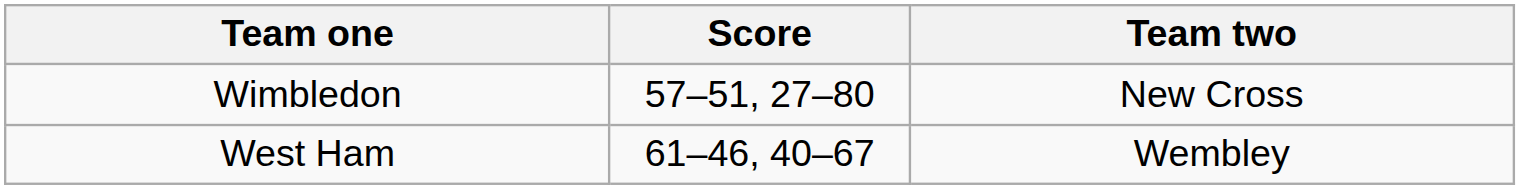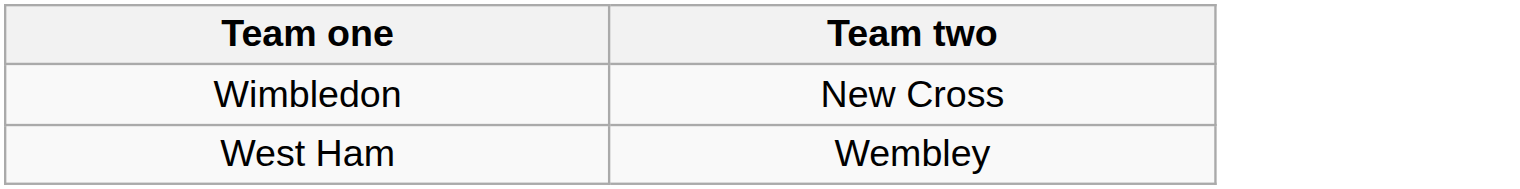- column: (760, 34)
